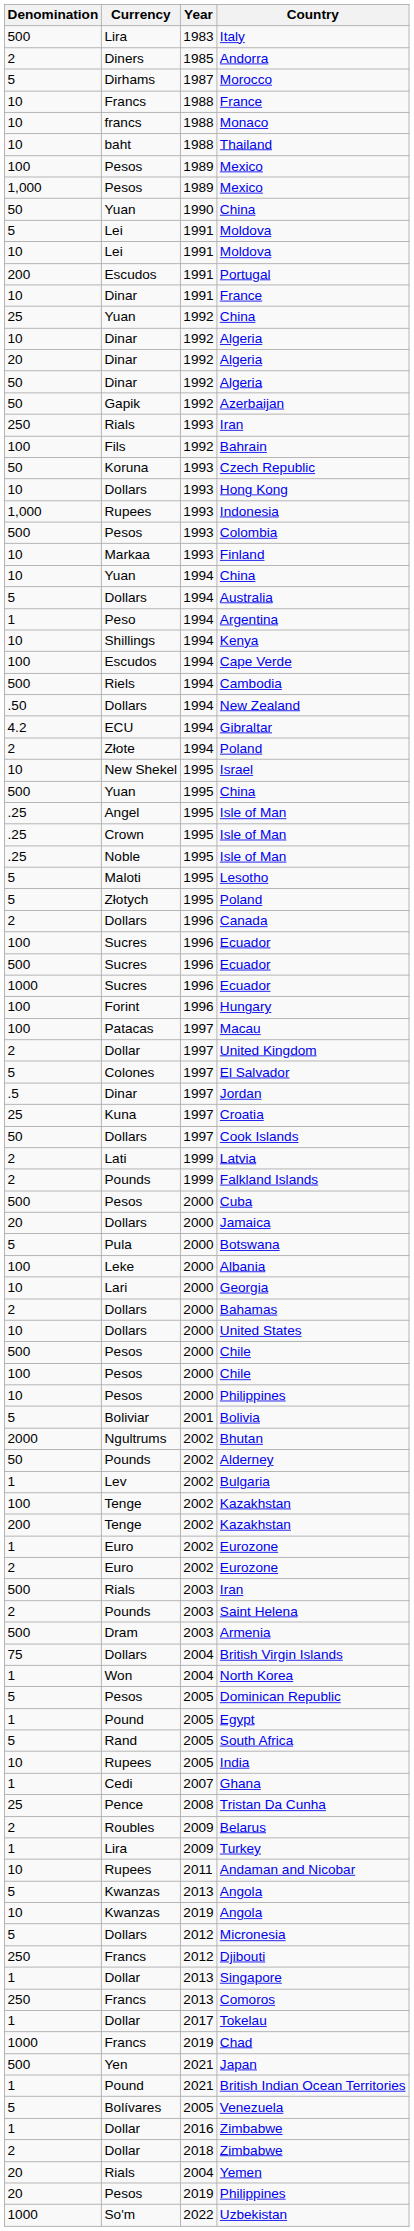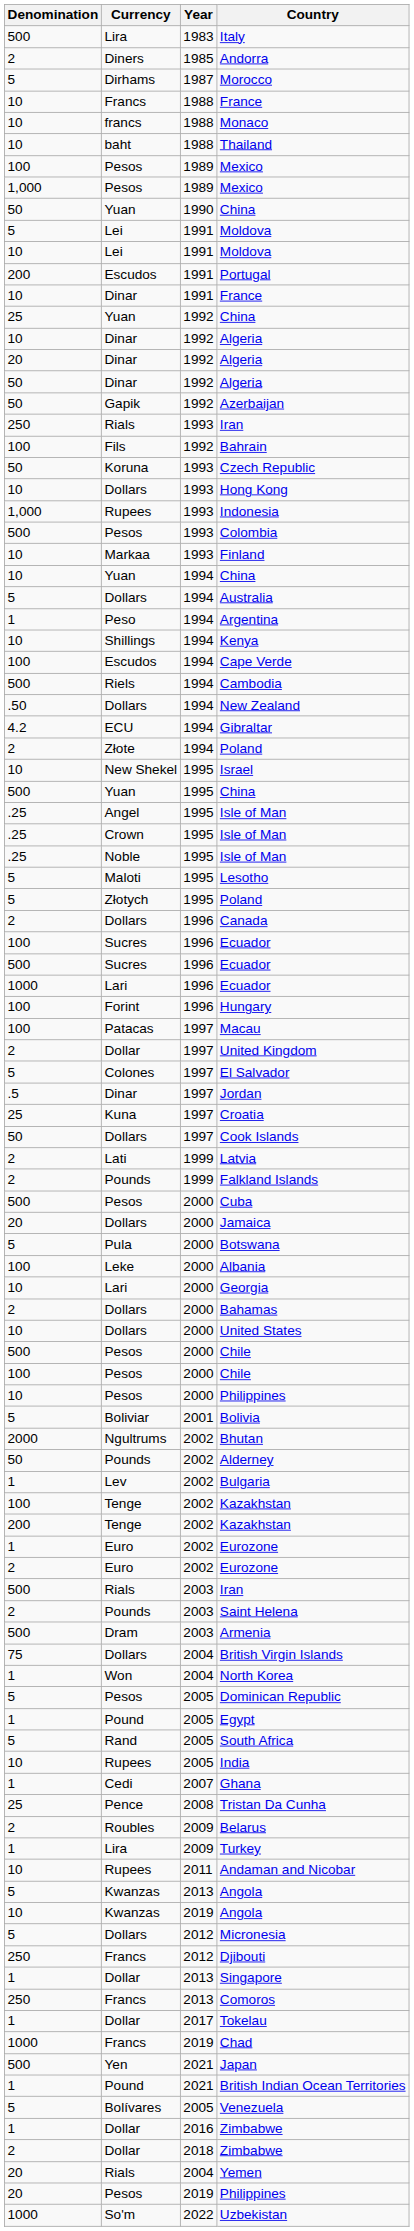(126, 985) Sucres -> (116, 985) Lari
